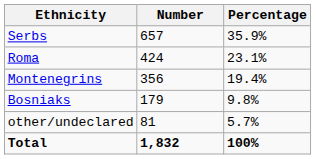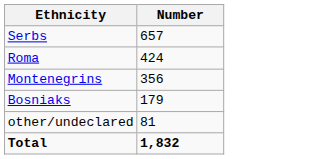- column: (267, 15)
